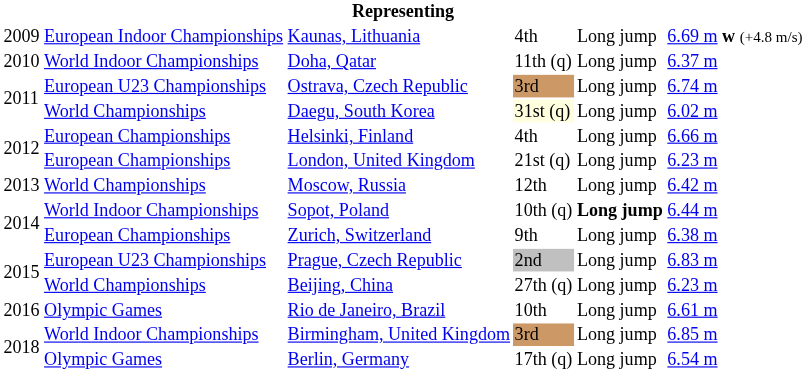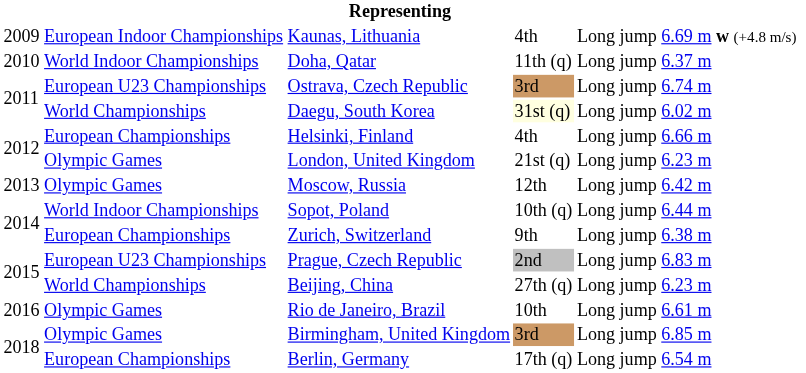(137, 160) European Championships -> (103, 160) Olympic Games
(125, 185) World Championships -> (103, 185) Olympic Games
(620, 210) bold -> (617, 210) normal
(151, 334) World Indoor Championships -> (103, 334) Olympic Games
(103, 359) Olympic Games -> (137, 359) European Championships
